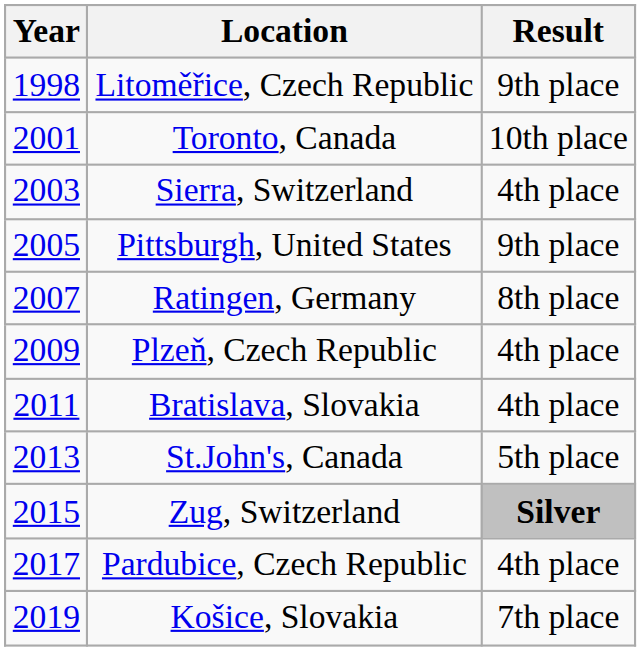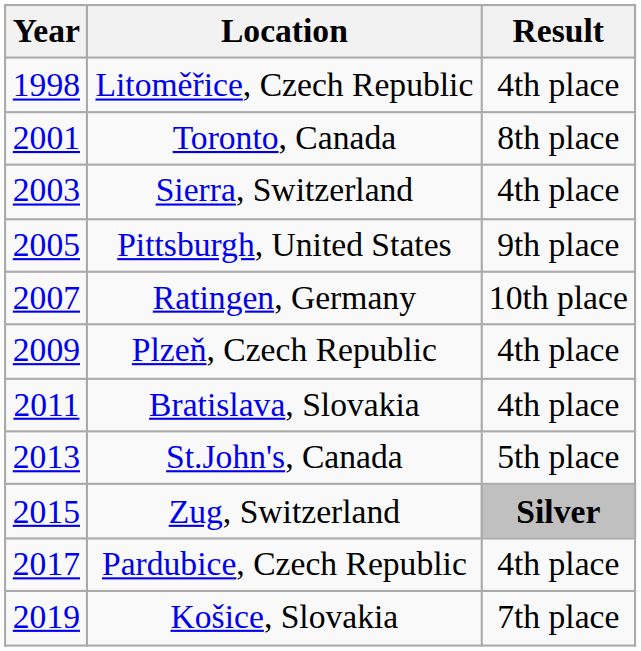(558, 84) 9th place -> (558, 84) 4th place
(558, 137) 10th place -> (558, 137) 8th place
(558, 297) 8th place -> (558, 297) 10th place
